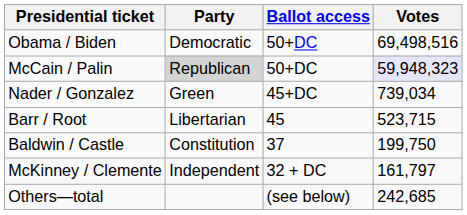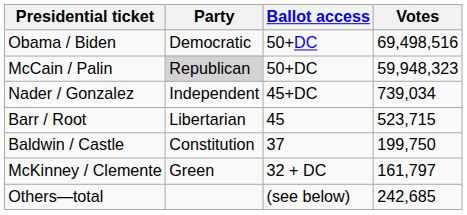(418, 68) lavender background -> (418, 68) no background
(192, 94) Green -> (214, 94) Independent
(214, 171) Independent -> (192, 171) Green
